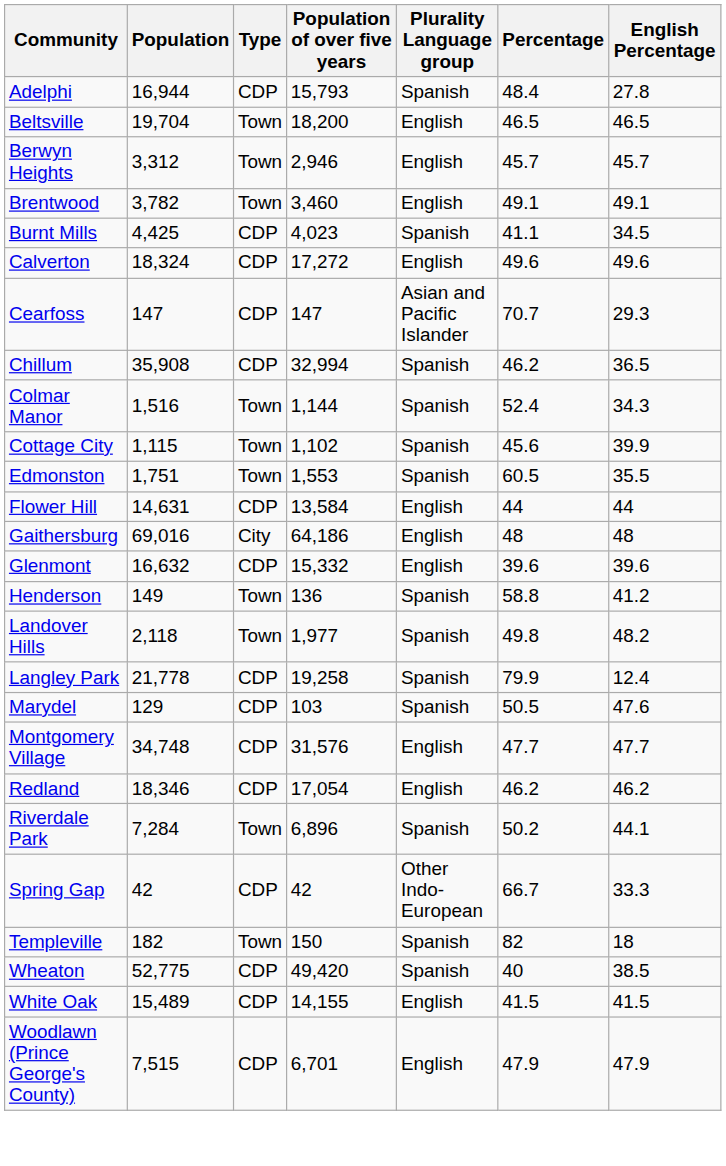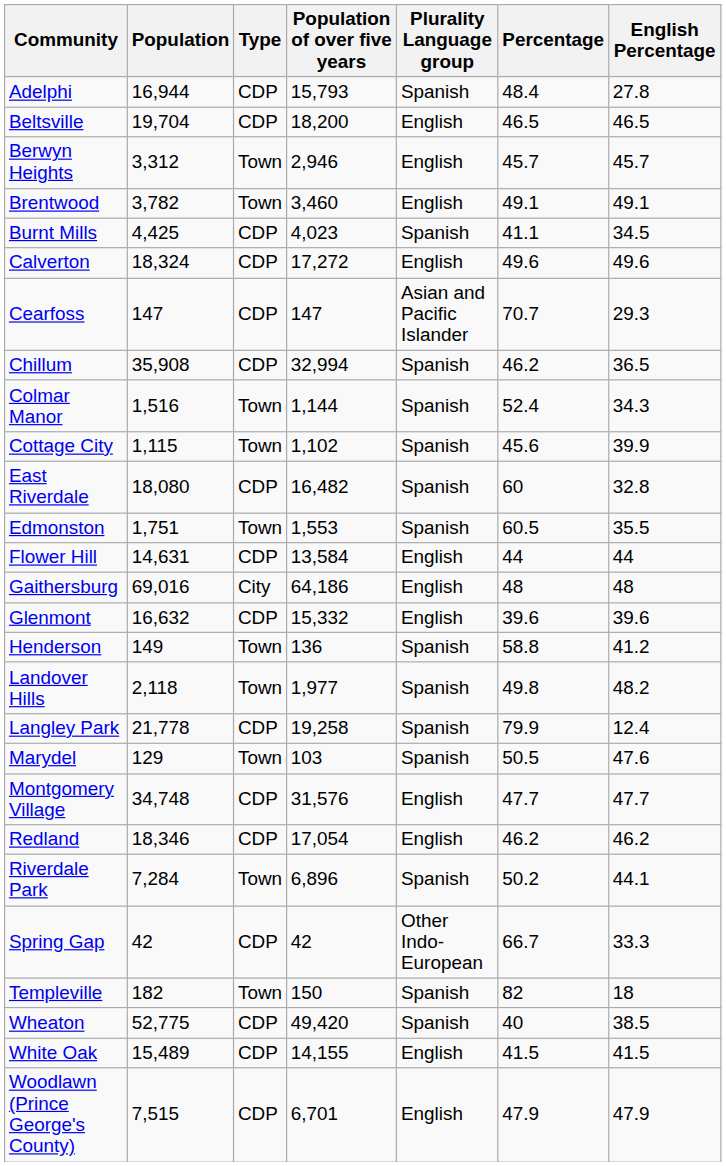(260, 121) Town -> (258, 121) CDP
+ row: (49, 486)
(258, 707) CDP -> (260, 758) Town
